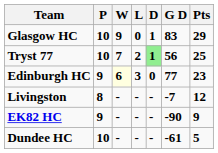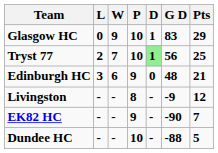columns swapped: (103, 14) <-> (139, 14)
(119, 76) lightyellow background -> (114, 76) no background
(171, 76) 77 -> (171, 76) 48
(200, 76) 23 -> (200, 76) 21
(170, 96) -7 -> (170, 96) -9
(196, 117) 9 -> (196, 117) 7
(173, 138) -61 -> (173, 138) -88
